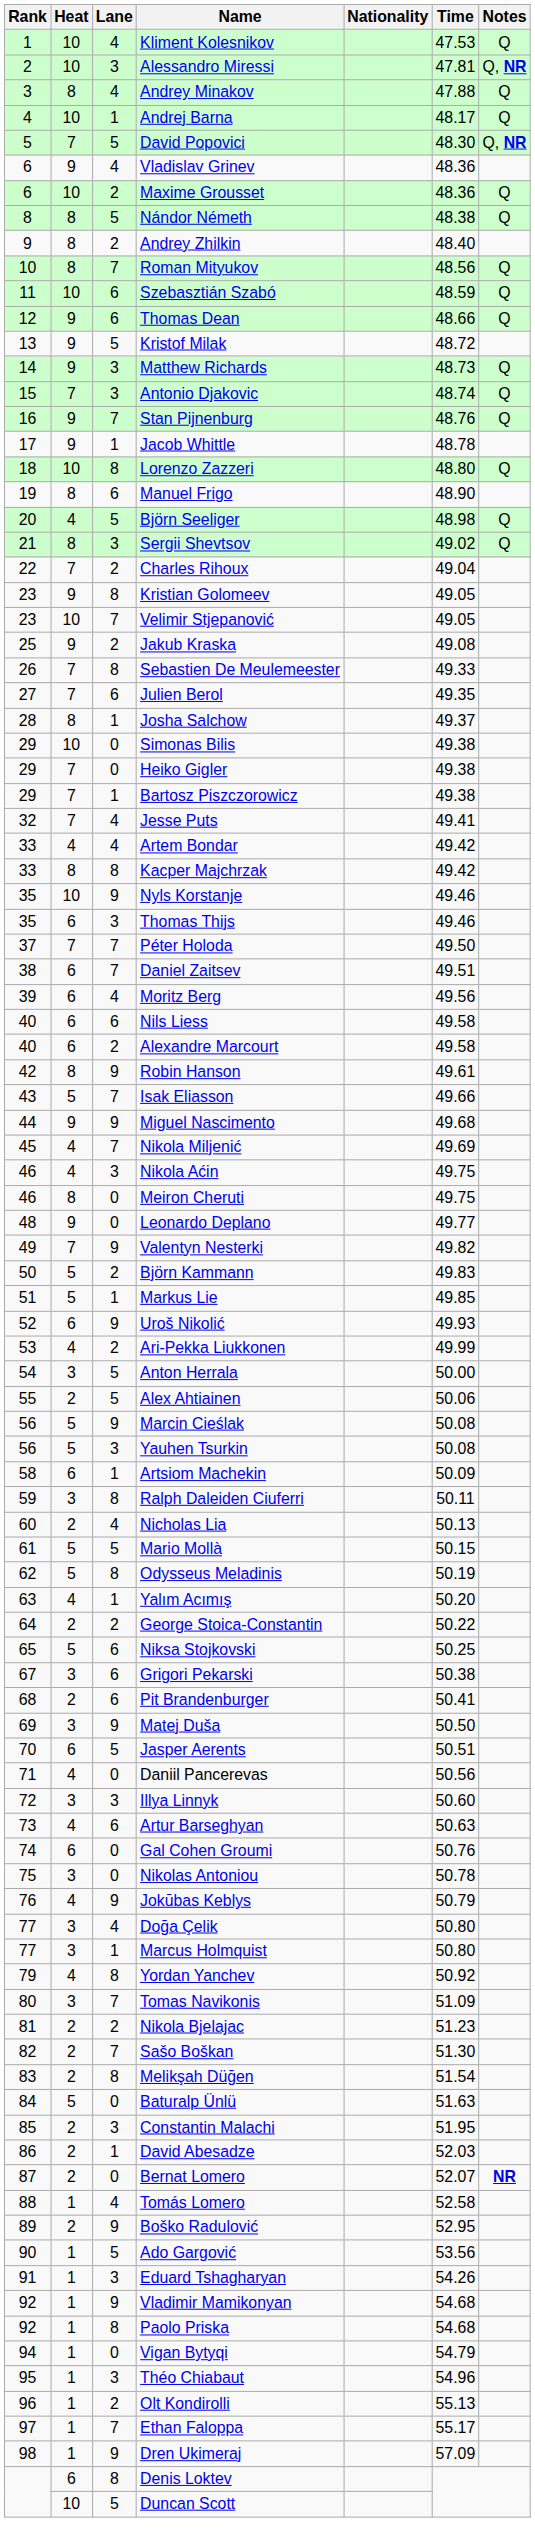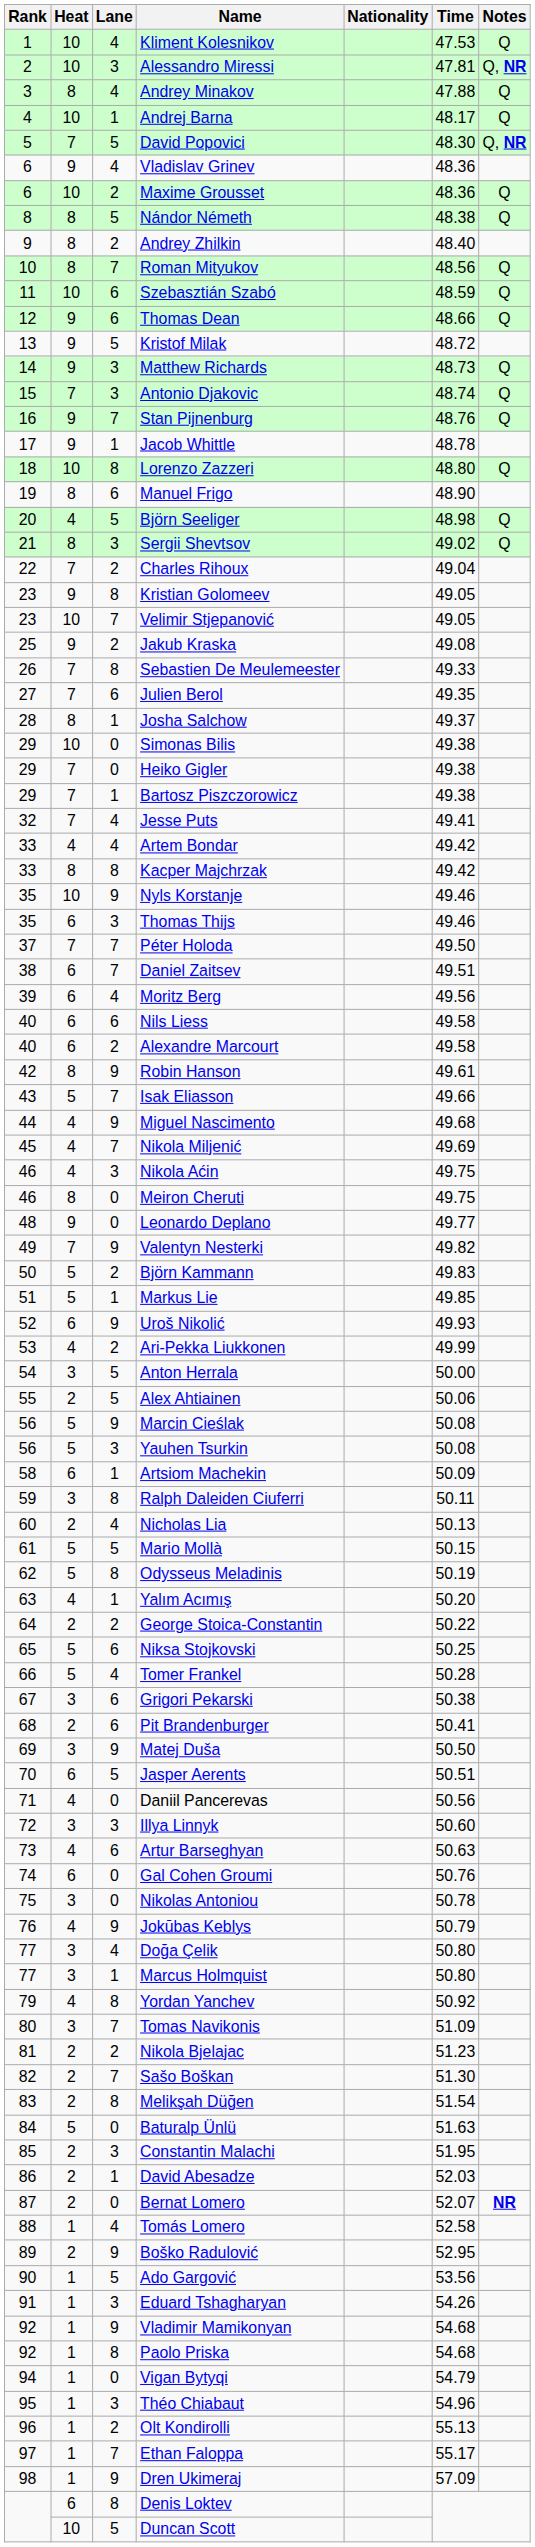(71, 1122) 9 -> (71, 1122) 4
+ row: (191, 1675)
